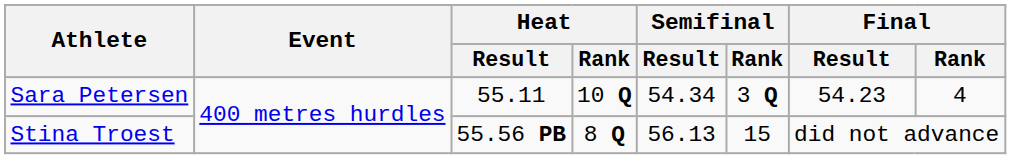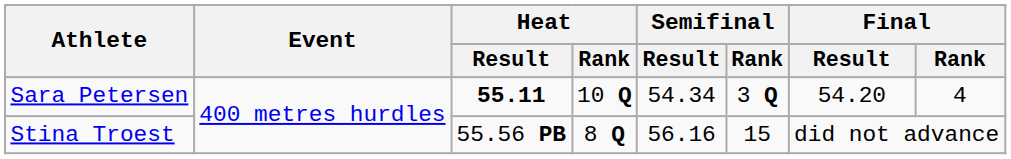(511, 96) normal -> (511, 96) bold
(852, 96) 54.23 -> (852, 96) 54.20
(682, 134) 56.13 -> (682, 134) 56.16
